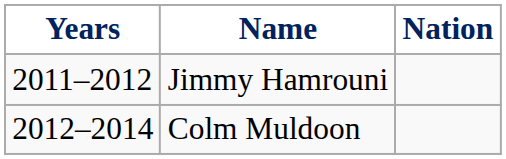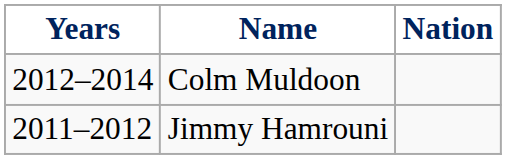rows swapped: (278, 79) <-> (264, 128)
